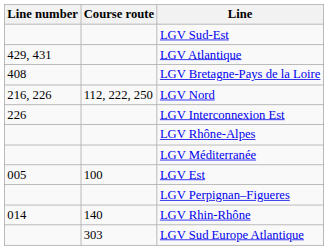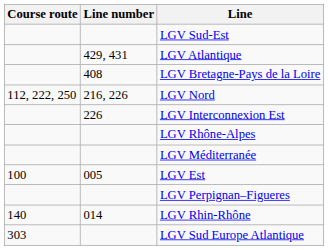columns swapped: (43, 14) <-> (119, 14)
